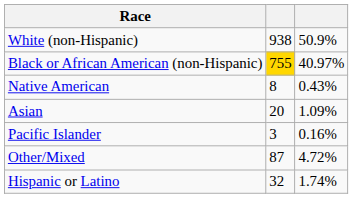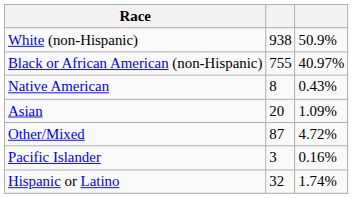(280, 63) gold background -> (280, 63) no background
rows swapped: (54, 134) <-> (46, 157)
